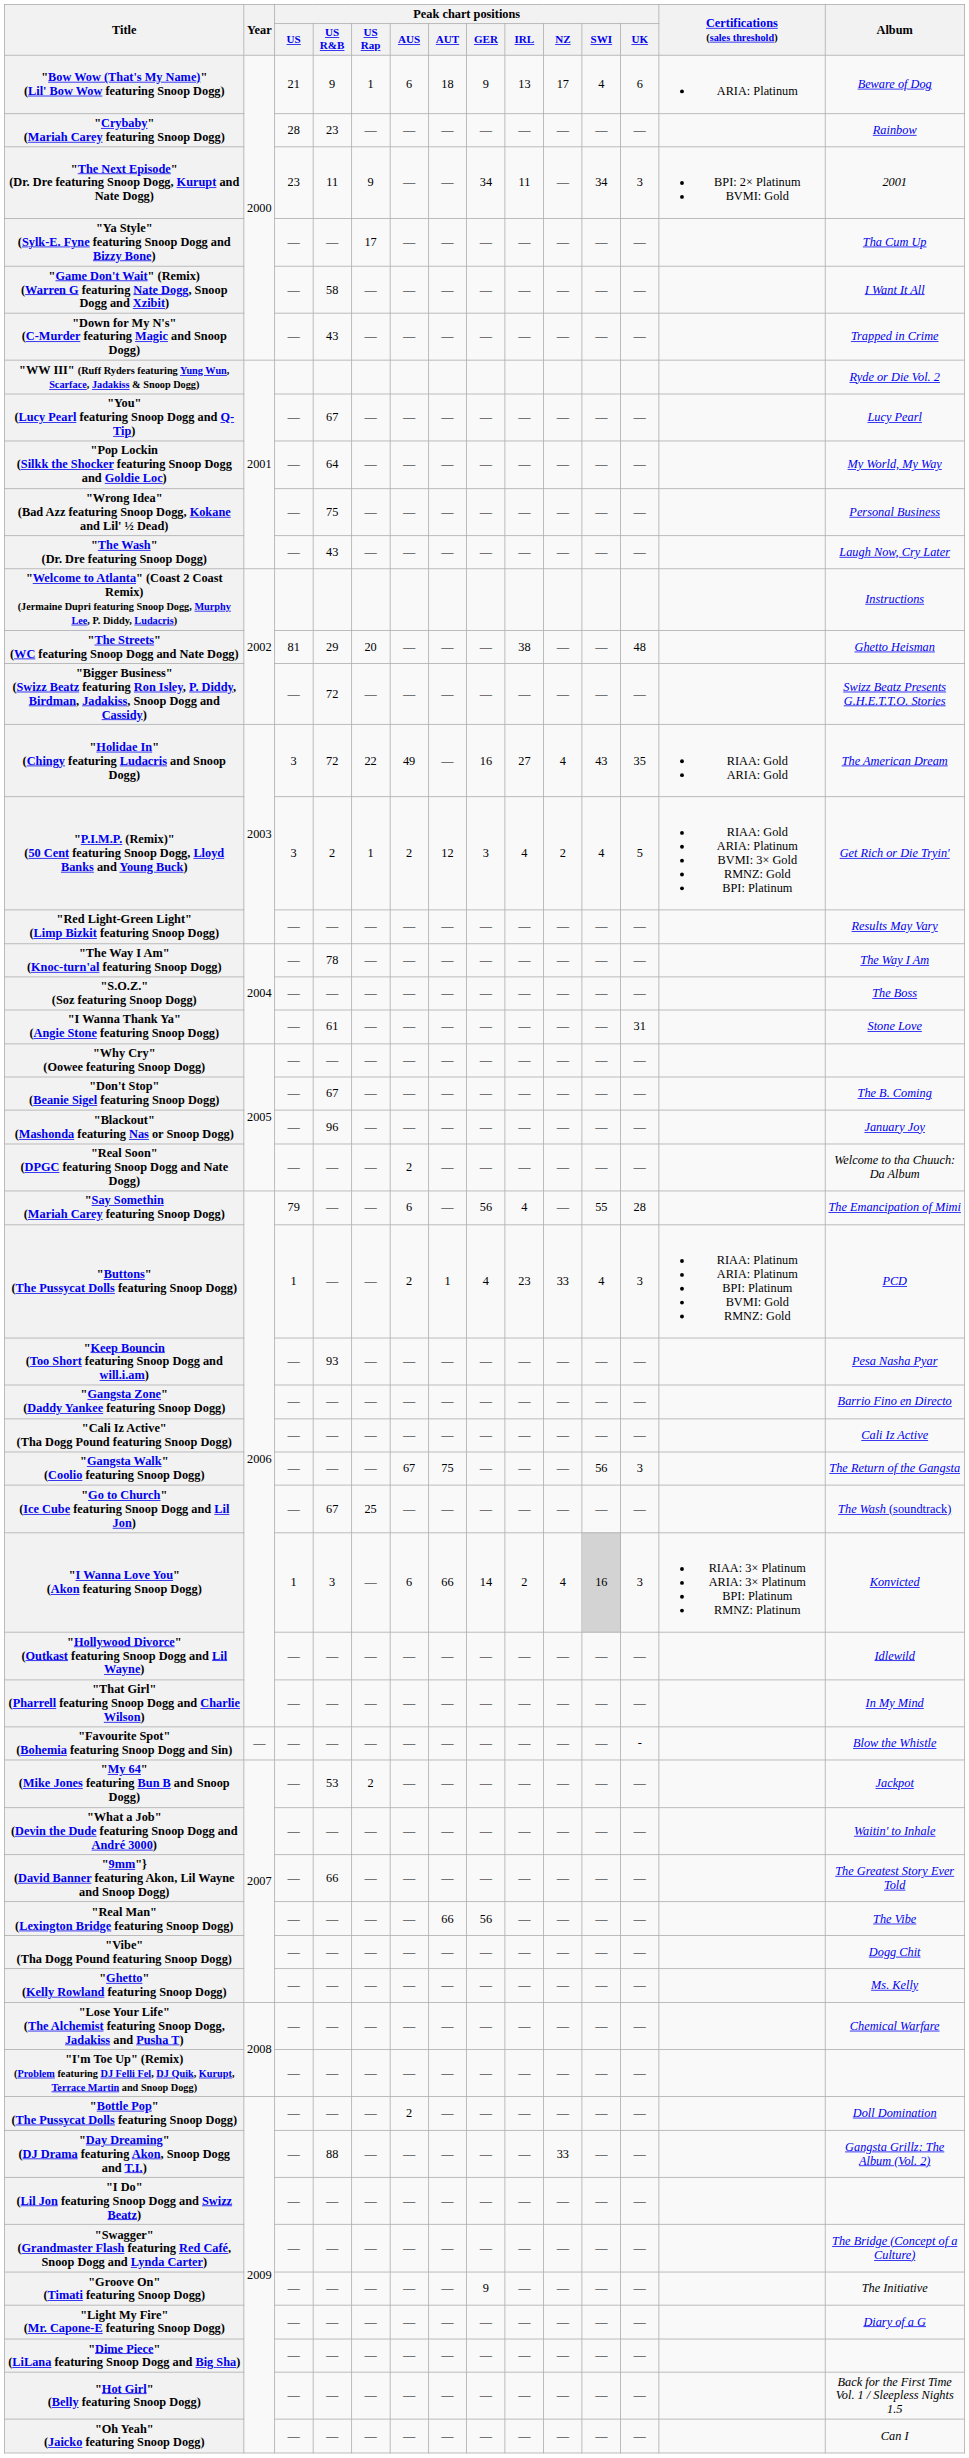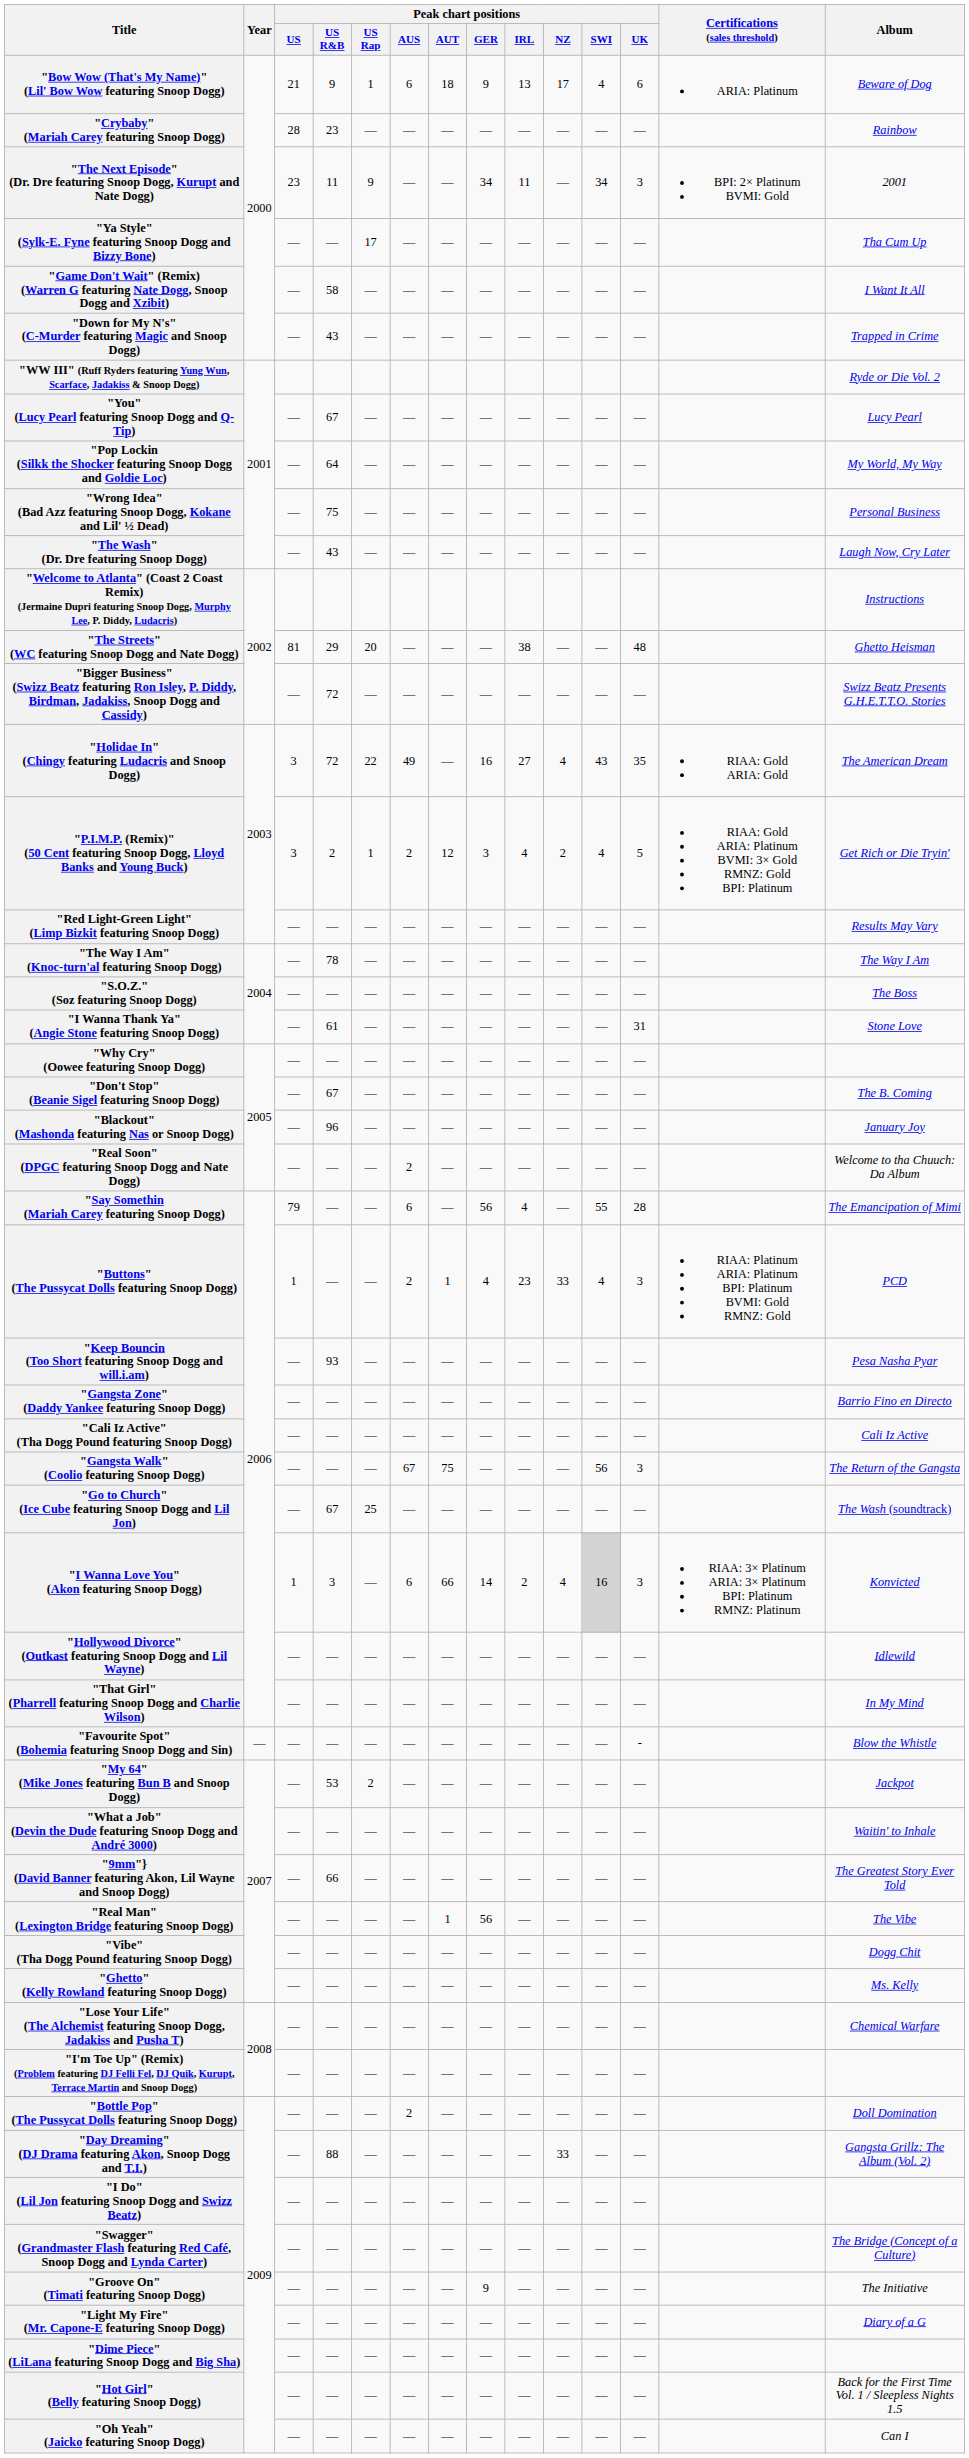(447, 1918) 66 -> (447, 1918) 1
